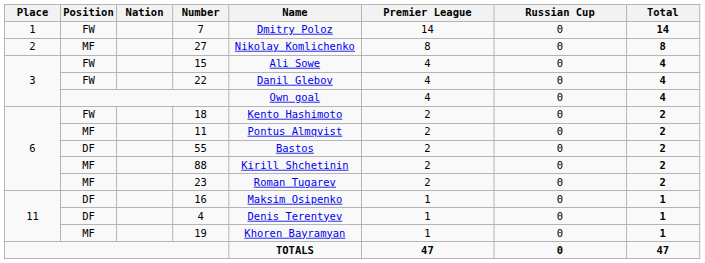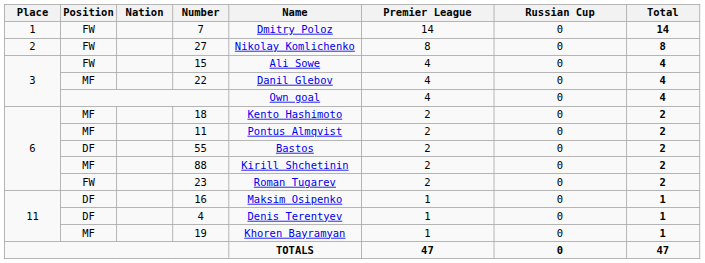(88, 47) MF -> (88, 47) FW
(88, 81) FW -> (88, 81) MF
(88, 115) FW -> (88, 115) MF
(88, 183) MF -> (88, 183) FW
